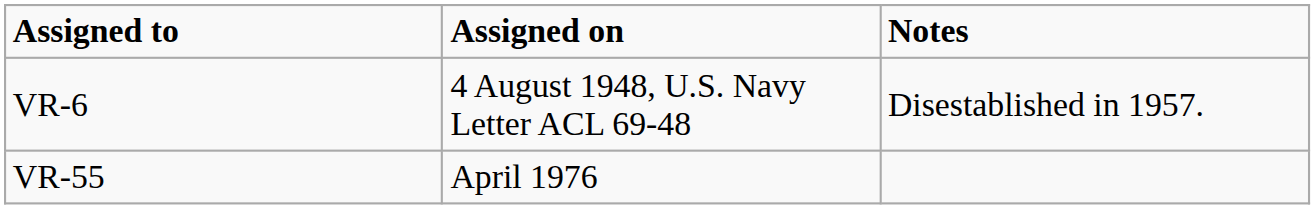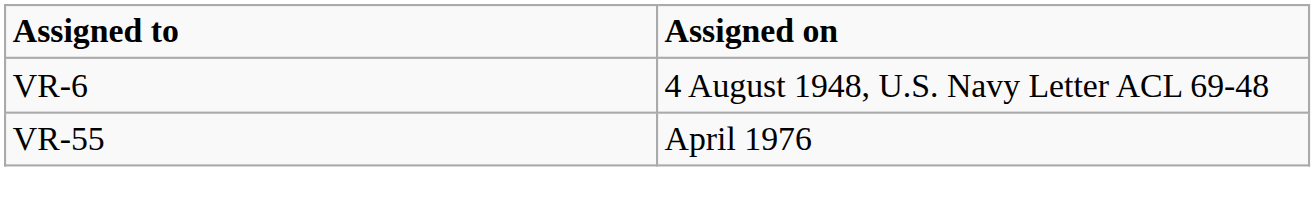- column: (928, 31)
